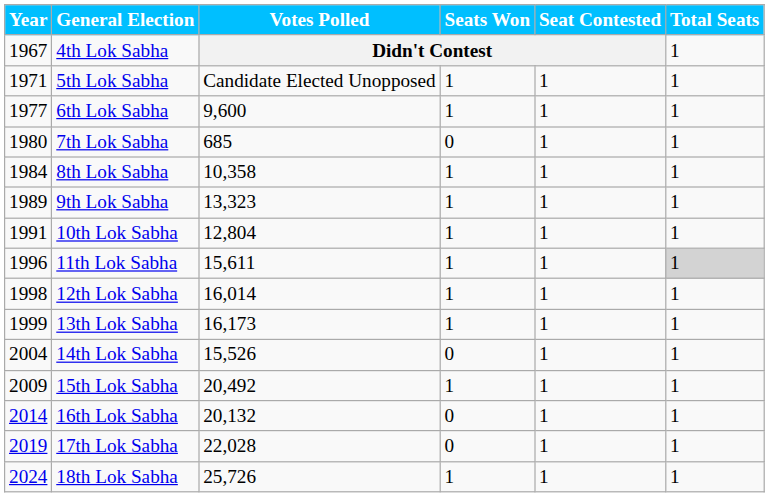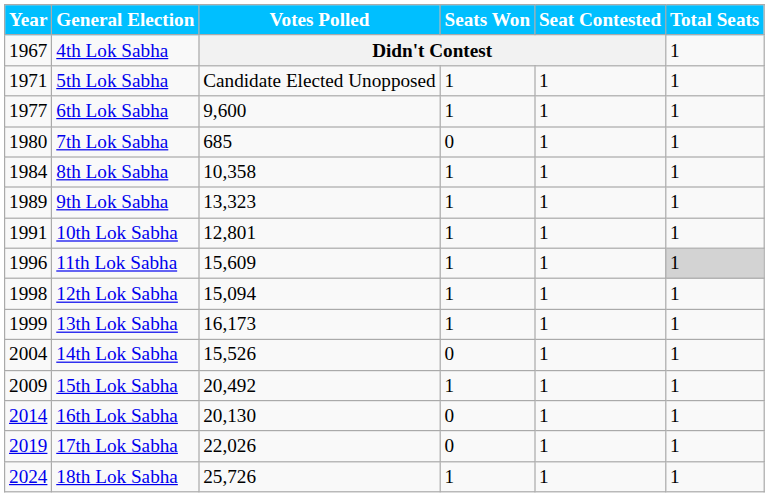(230, 232) 12,804 -> (230, 232) 12,801
(229, 263) 15,611 -> (230, 263) 15,609
(230, 293) 16,014 -> (230, 293) 15,094
(230, 415) 20,132 -> (230, 415) 20,130
(230, 446) 22,028 -> (230, 446) 22,026
